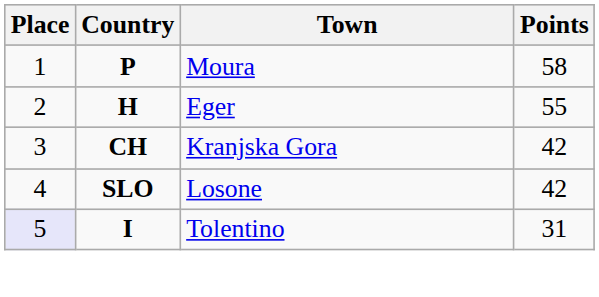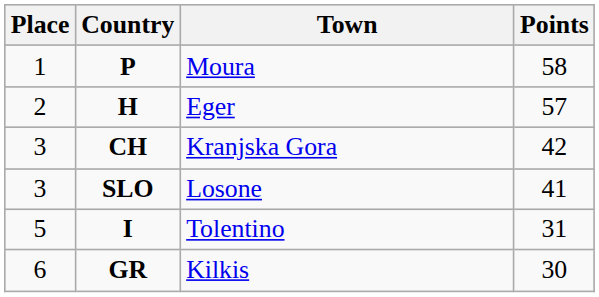(554, 106) 55 -> (554, 106) 57
(40, 188) 4 -> (40, 188) 3
(554, 188) 42 -> (554, 188) 41
(40, 229) lavender background -> (40, 229) no background
+ row: (128, 270)
